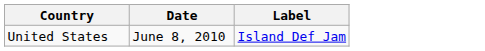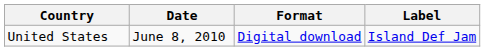+ column: (300, 15)
